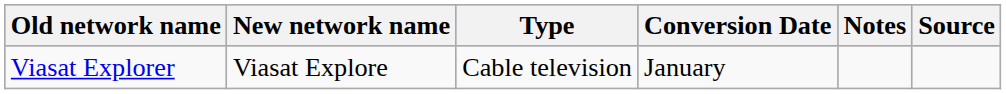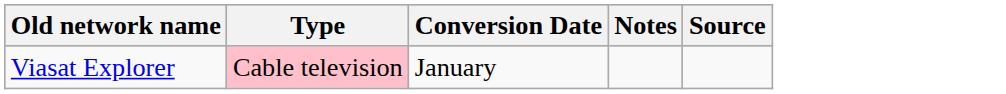- column: (341, 25)
(547, 66) no background -> (318, 66) pink background
